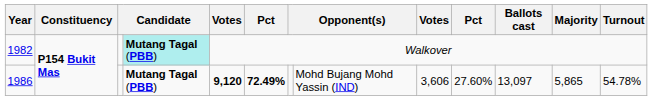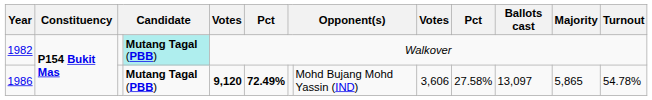(473, 80) 27.60% -> (473, 80) 27.58%
